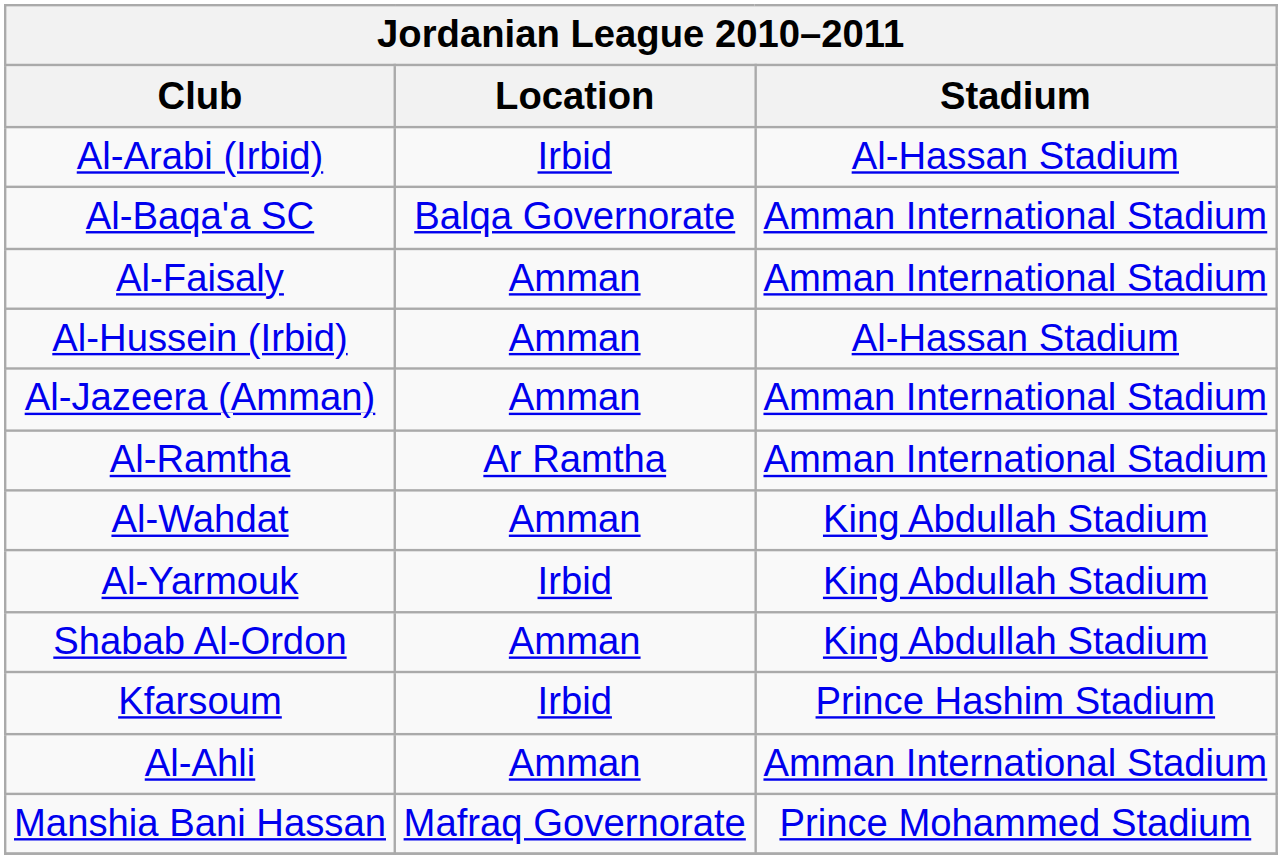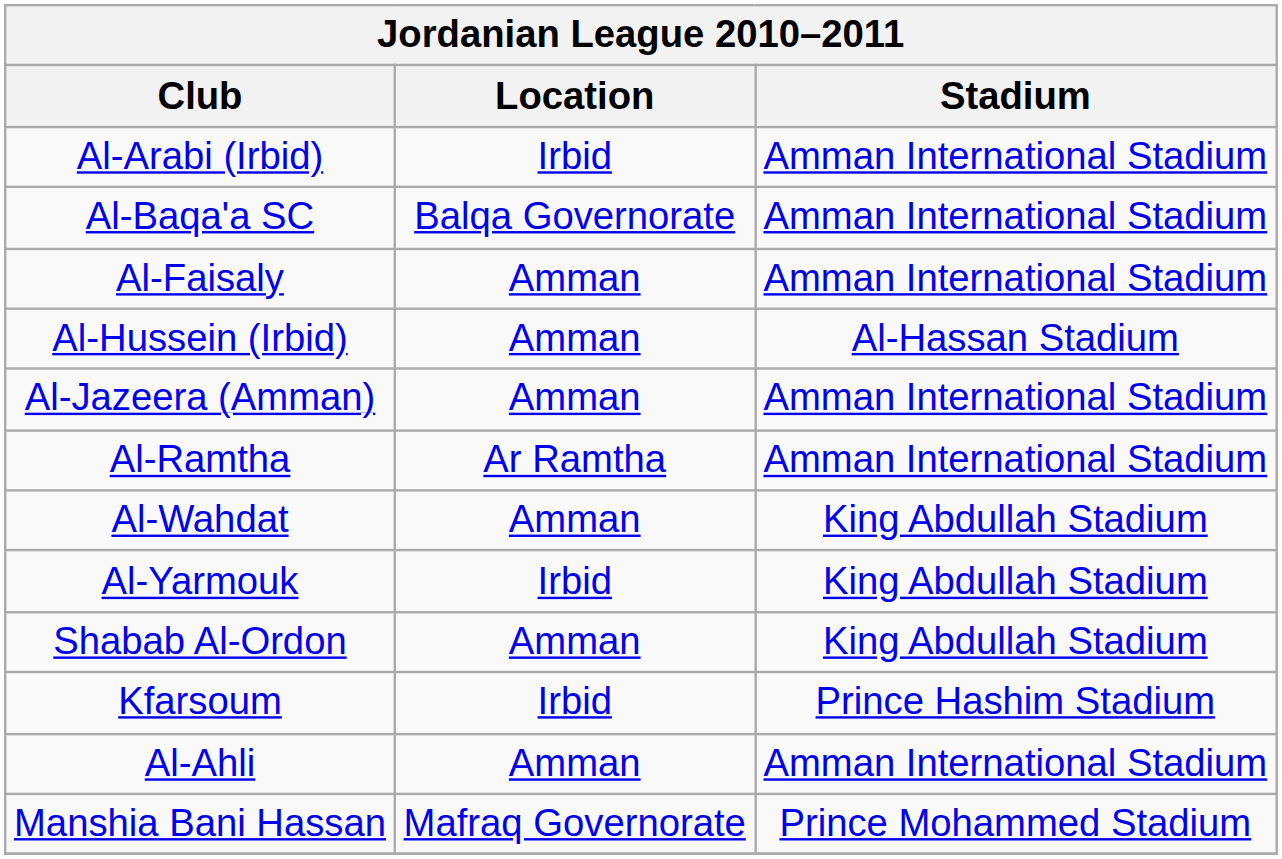(1015, 156) Al-Hassan Stadium -> (1015, 156) Amman International Stadium
